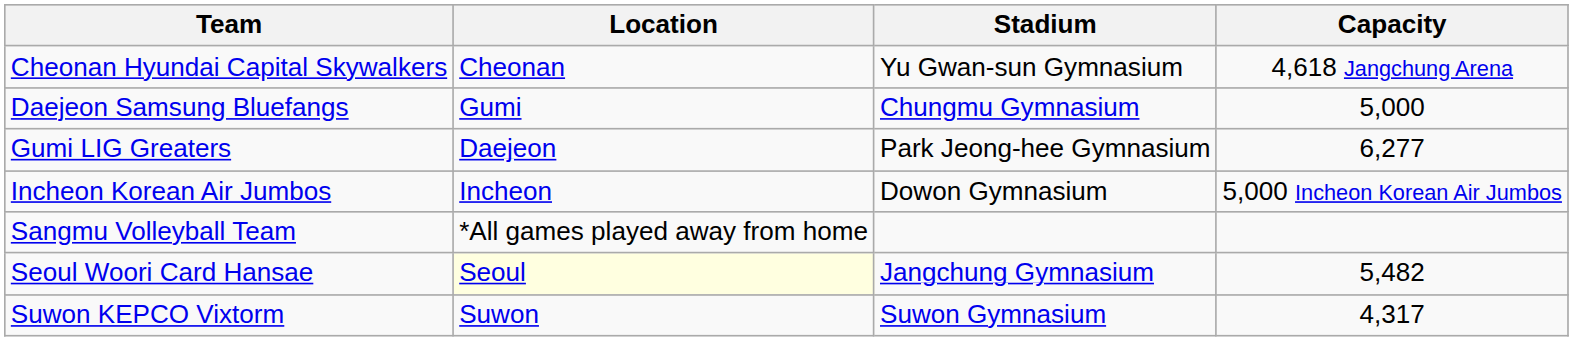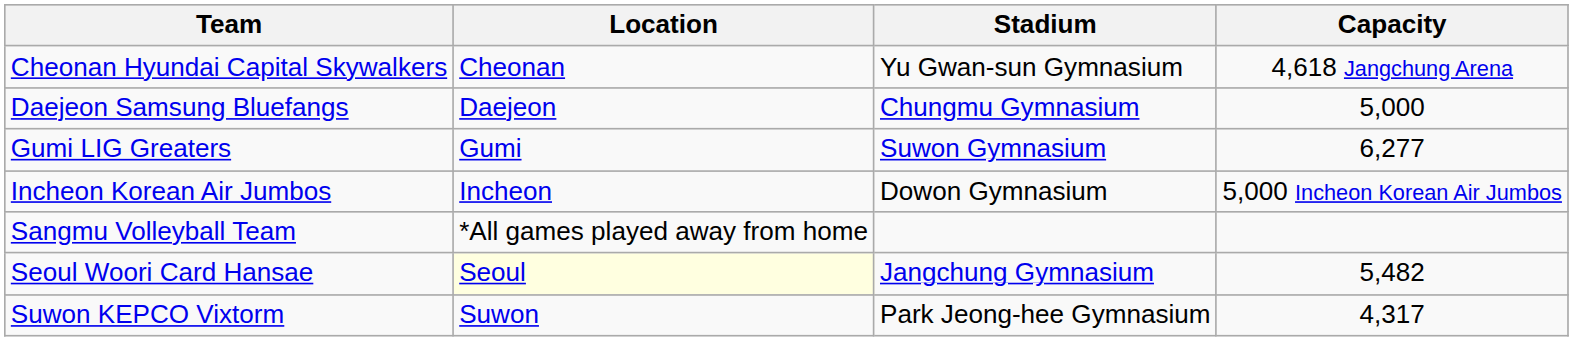(490, 107) Gumi -> (508, 107) Daejeon
(508, 149) Daejeon -> (490, 149) Gumi
(1045, 149) Park Jeong-hee Gymnasium -> (993, 149) Suwon Gymnasium
(993, 314) Suwon Gymnasium -> (1045, 314) Park Jeong-hee Gymnasium
